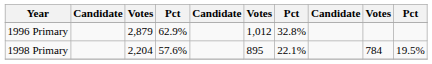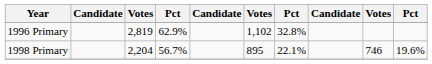(140, 31) 2,879 -> (140, 31) 2,819
(259, 31) 1,012 -> (259, 31) 1,102
(173, 50) 57.6% -> (173, 50) 56.7%
(374, 50) 784 -> (374, 50) 746
(410, 50) 19.5% -> (410, 50) 19.6%
